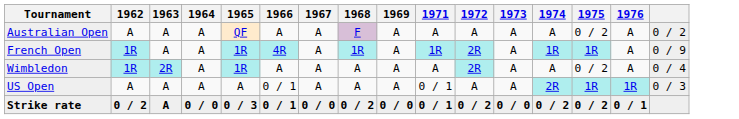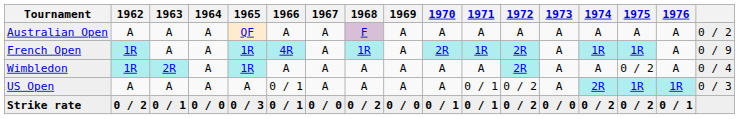+ column: (442, 14)
(591, 32) 0 / 2 -> (637, 32) A
(474, 86) A -> (520, 86) 0 / 2
(166, 105) A -> (169, 105) 0 / 1
